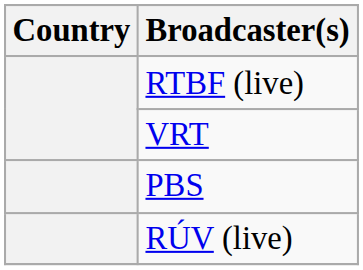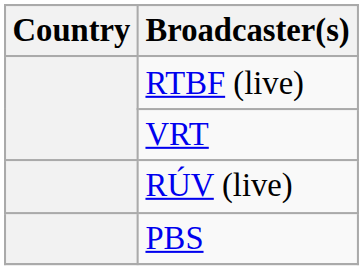rows swapped: (219, 237) <-> (174, 185)
